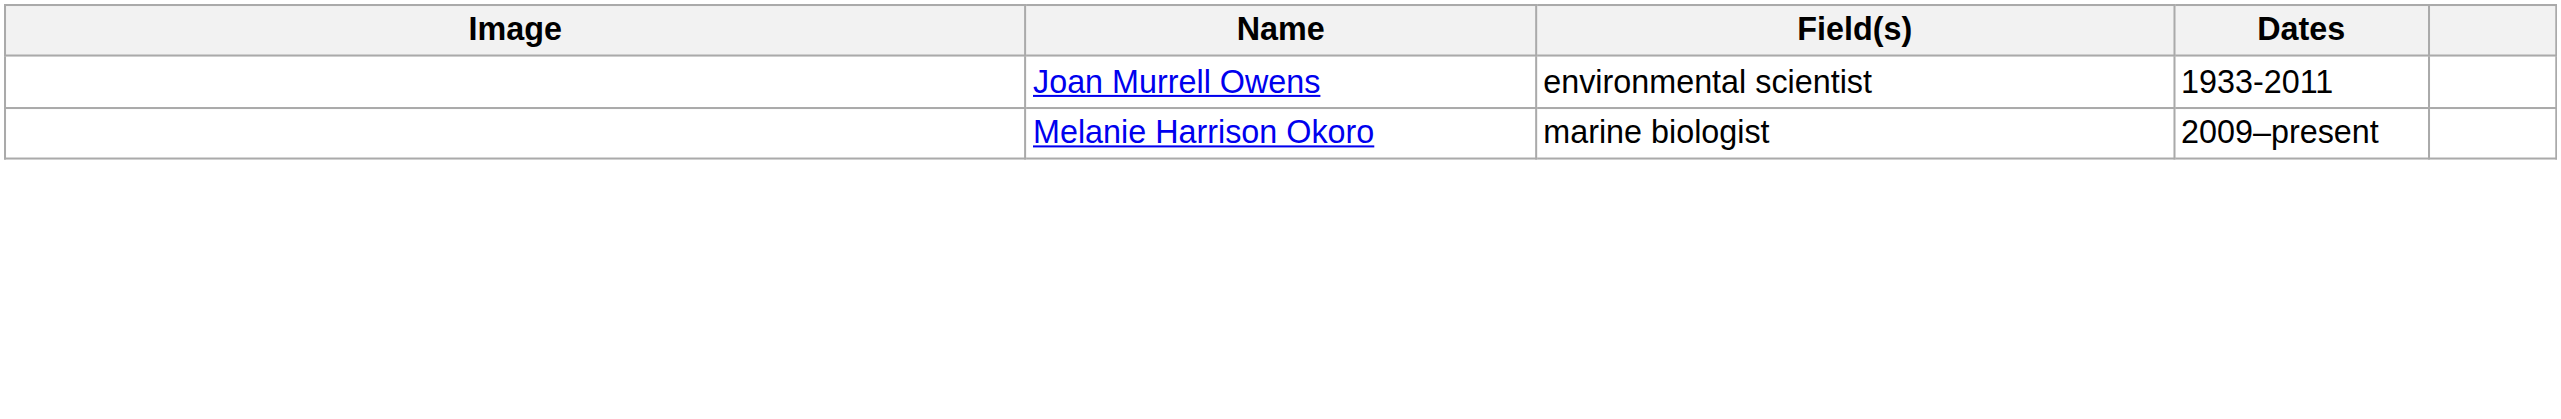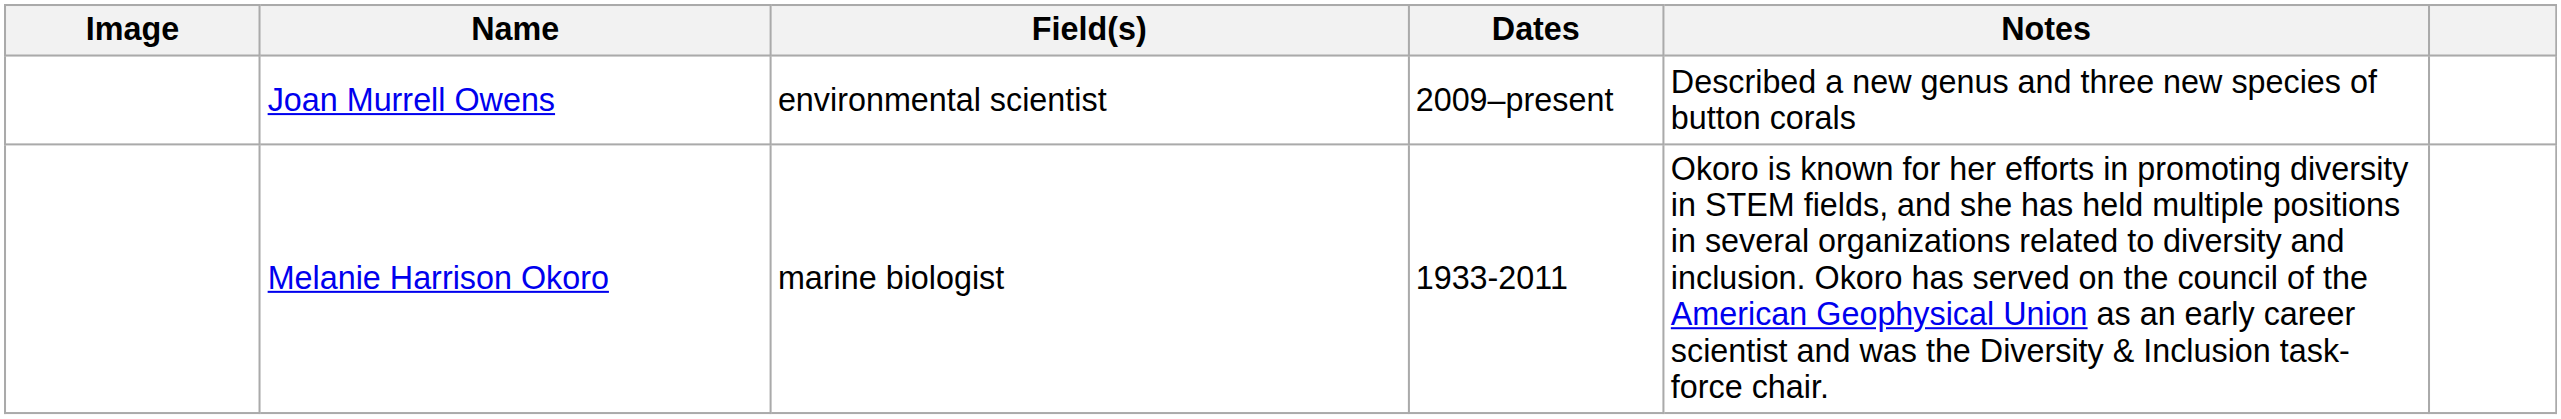+ column: (2046, 30)
(2257, 81) 1933-2011 -> (1515, 99) 2009–present
(2280, 132) 2009–present -> (1492, 278) 1933-2011
